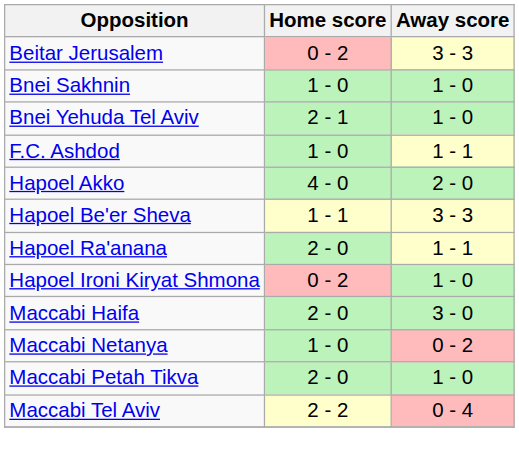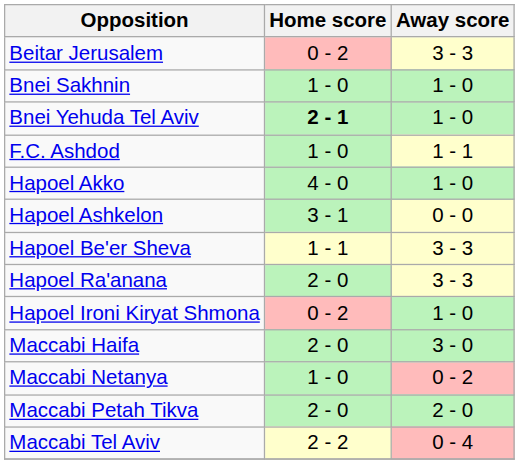(328, 118) normal -> (328, 118) bold
(453, 183) 2 - 0 -> (453, 183) 1 - 0
+ row: (86, 215)
(453, 248) 1 - 1 -> (453, 280) 3 - 3
(453, 378) 1 - 0 -> (453, 410) 2 - 0
